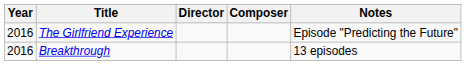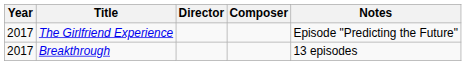(20, 32) 2016 -> (20, 32) 2017
(20, 51) 2016 -> (20, 51) 2017
